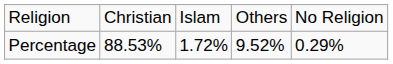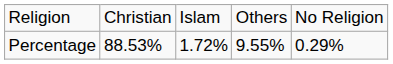(260, 45) 9.52% -> (260, 45) 9.55%
